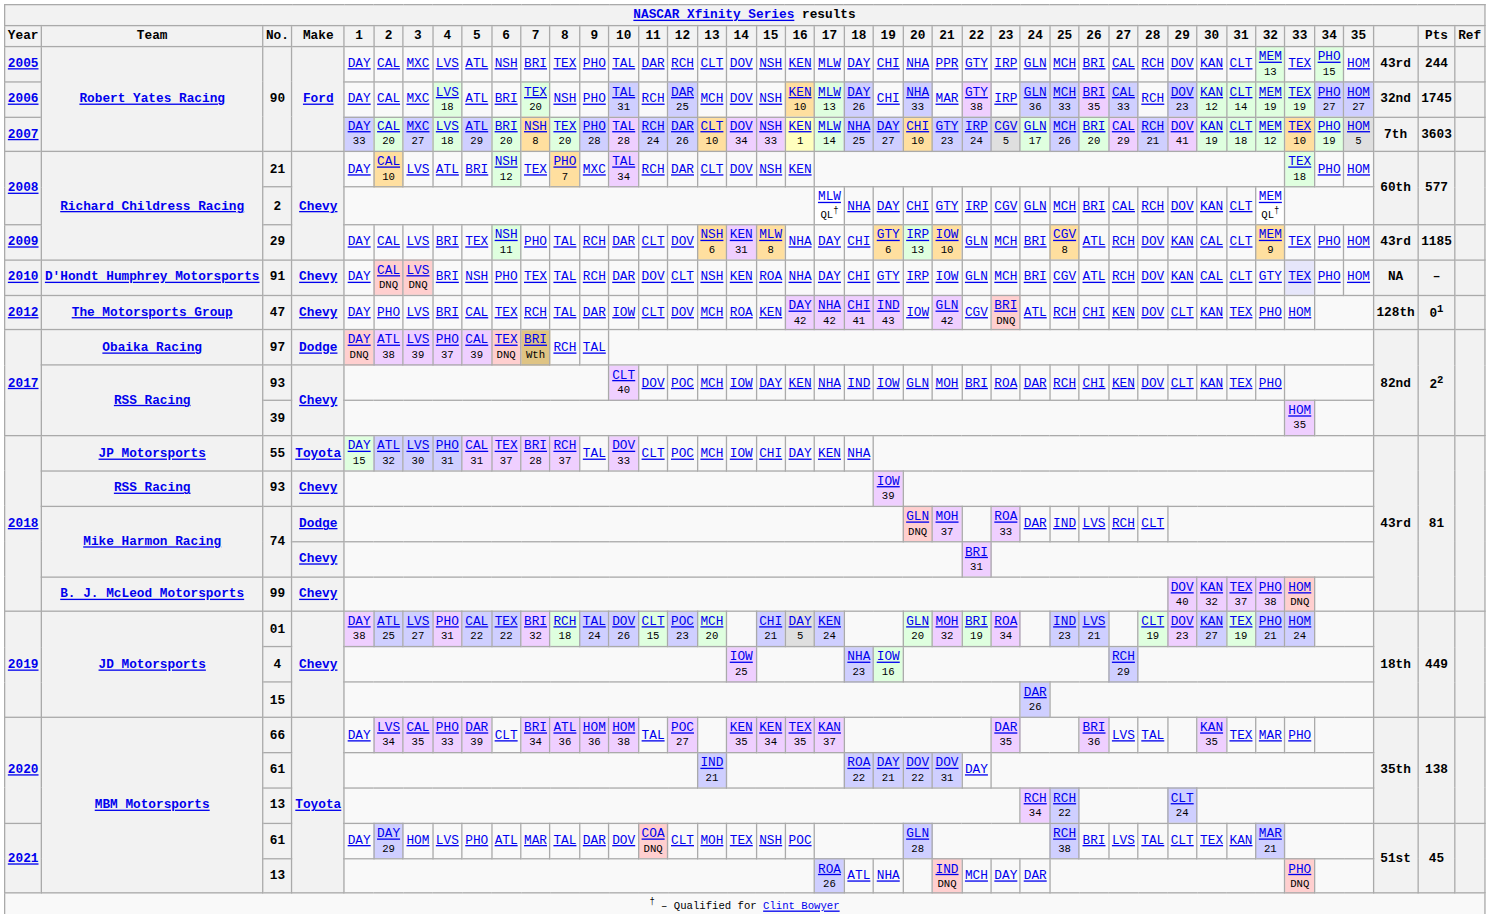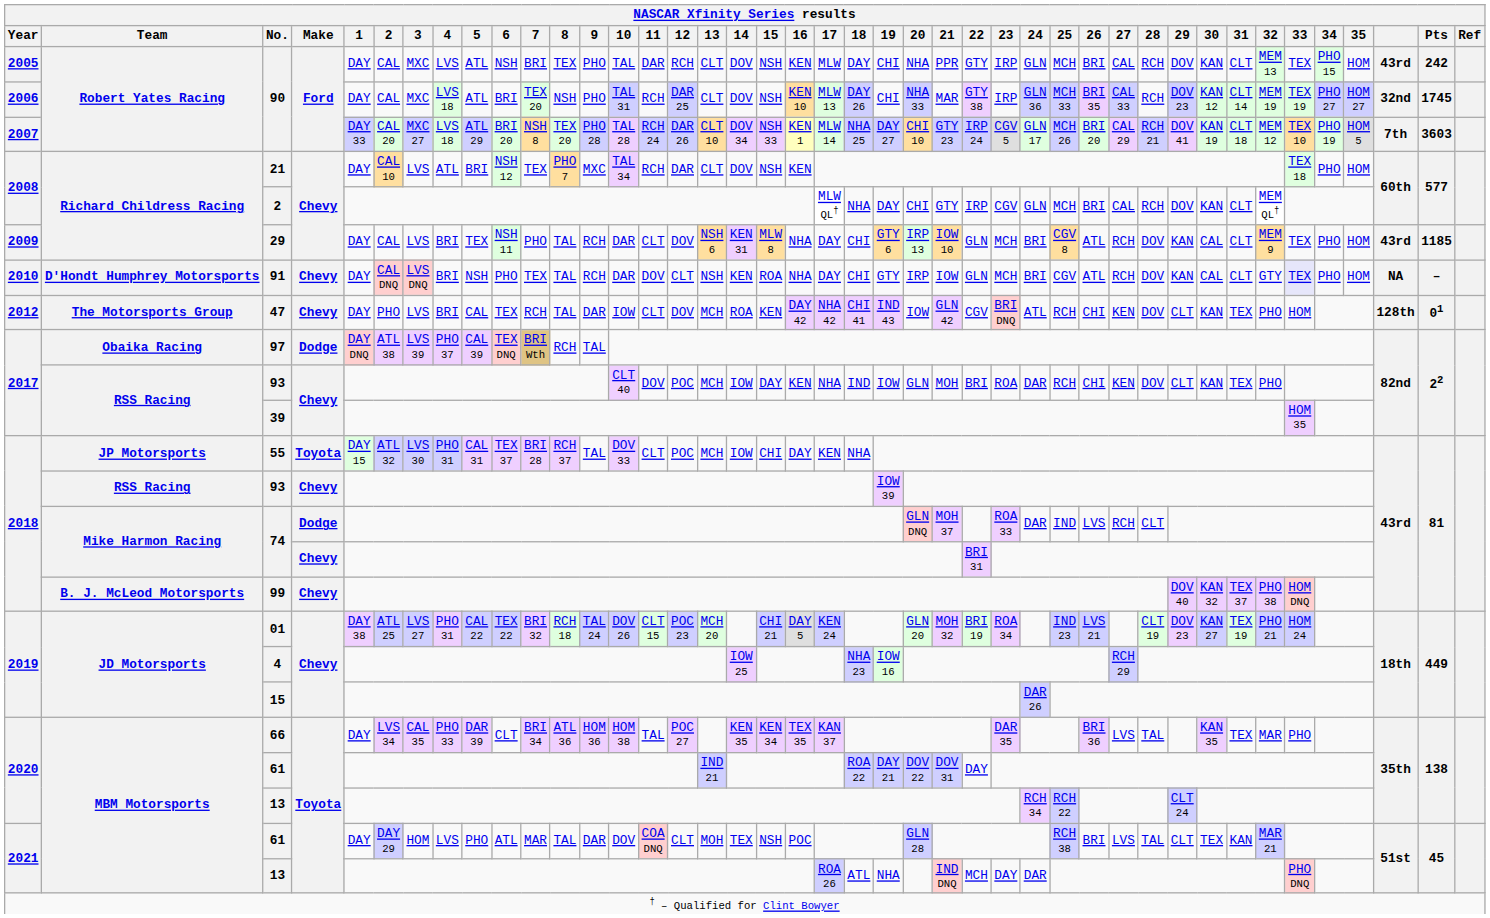(1436, 64) 244 -> (1436, 64) 242
(712, 99) MCH -> (712, 99) CLT
